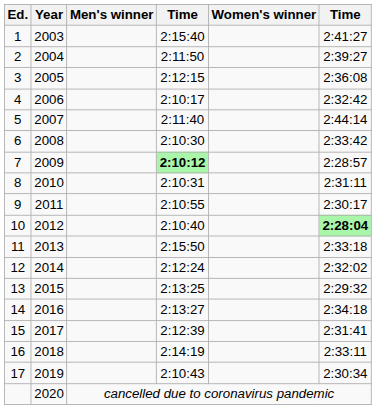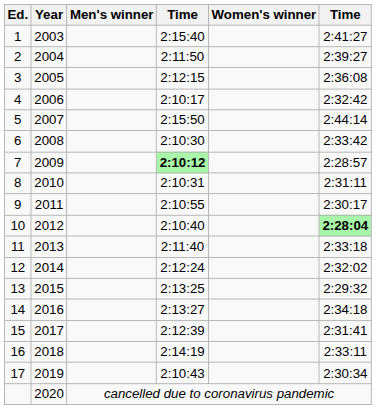(183, 120) 2:11:40 -> (183, 120) 2:15:50
(183, 246) 2:15:50 -> (183, 246) 2:11:40
